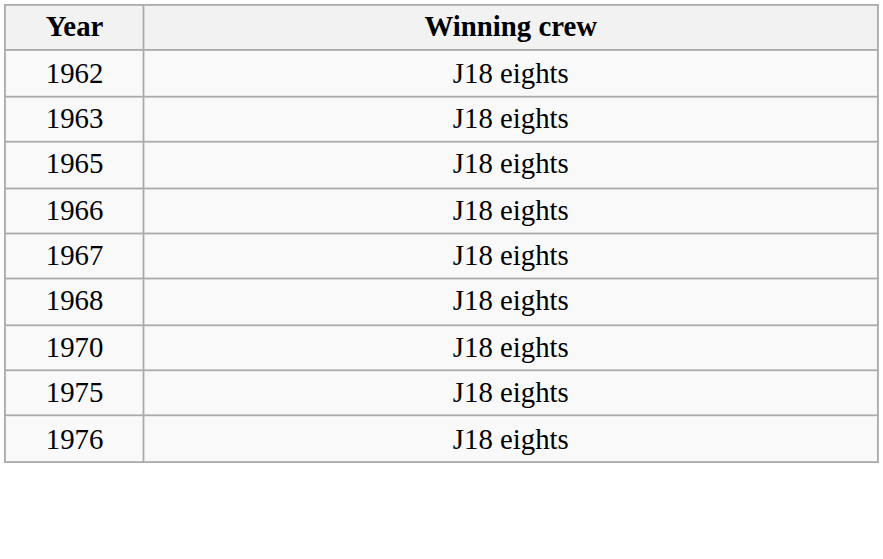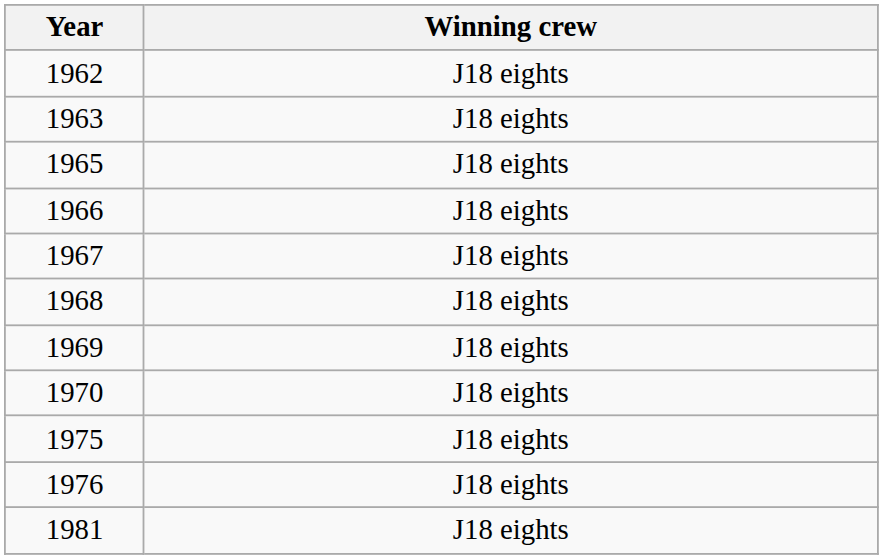+ row: (75, 347)
+ row: (75, 529)
